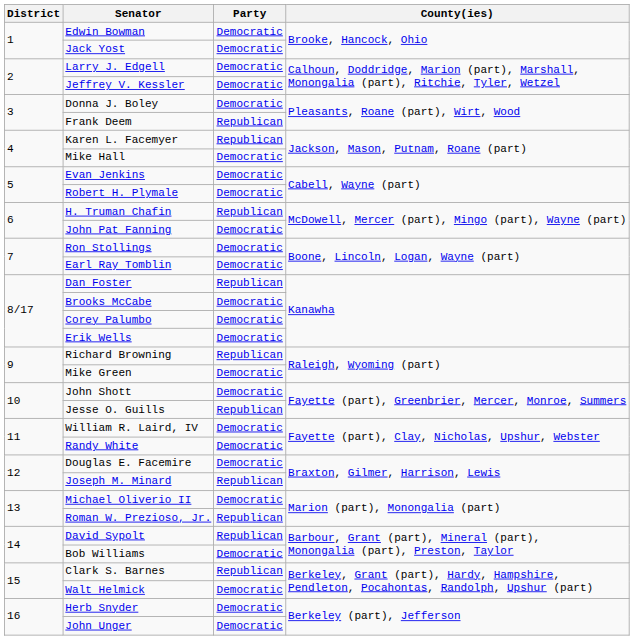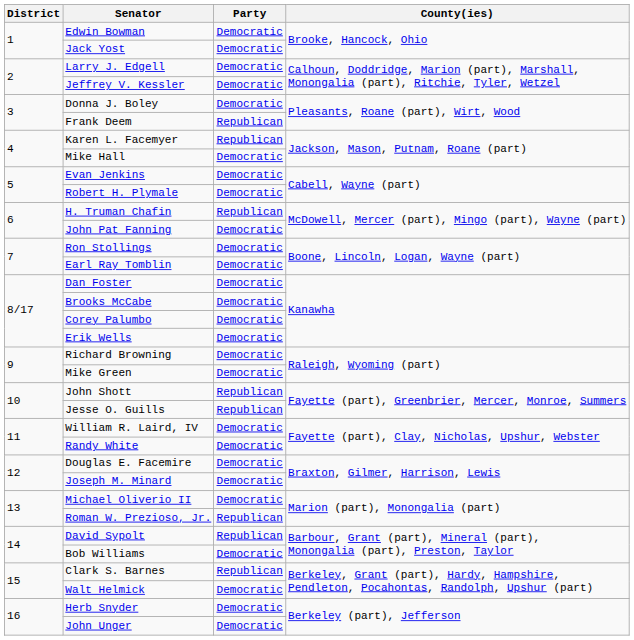(250, 284) Republican -> (250, 284) Democratic
(250, 356) Republican -> (250, 356) Democratic
(250, 392) Democratic -> (250, 392) Republican
(250, 482) Republican -> (250, 482) Democratic
